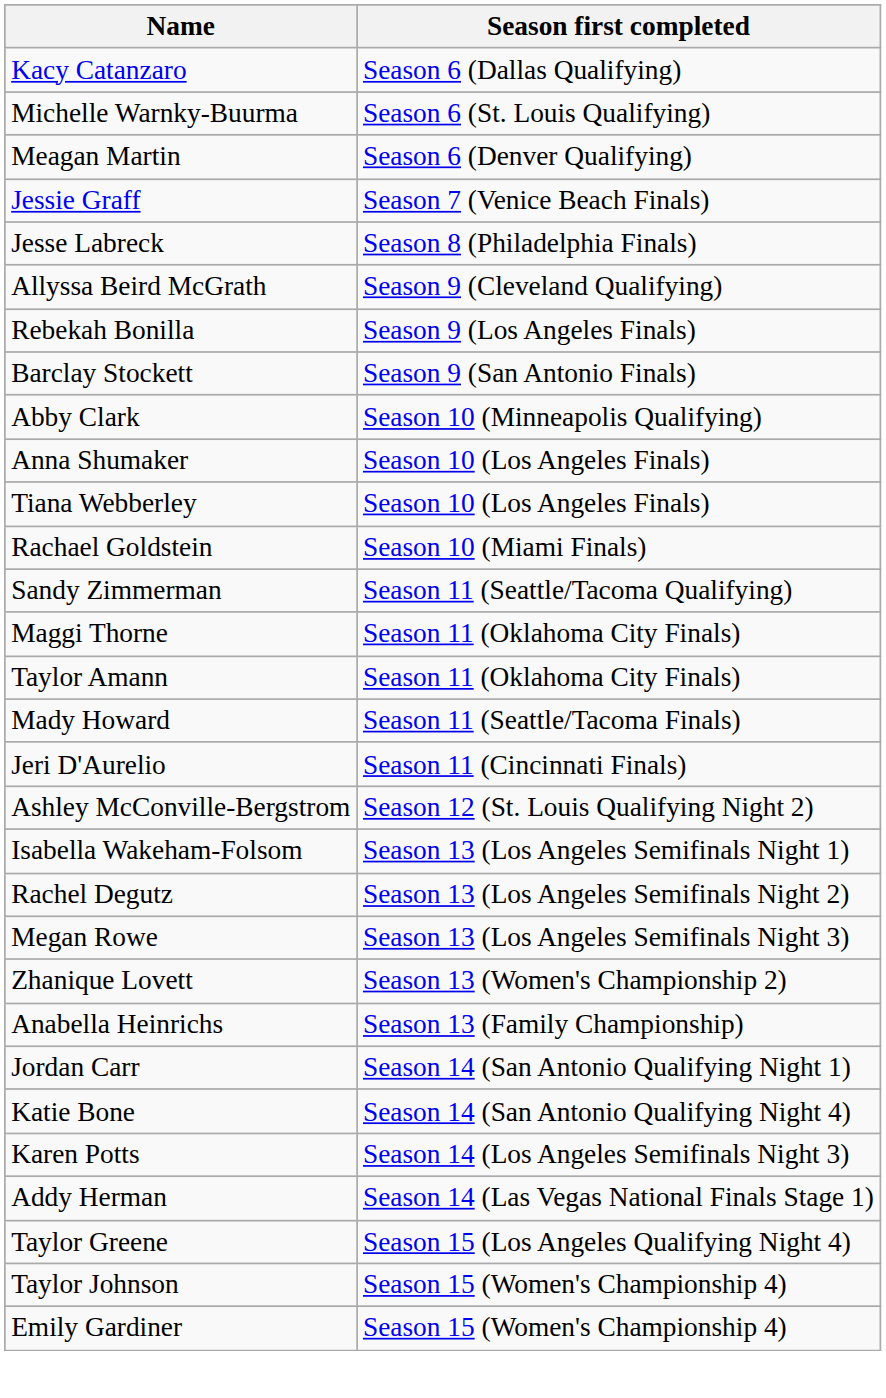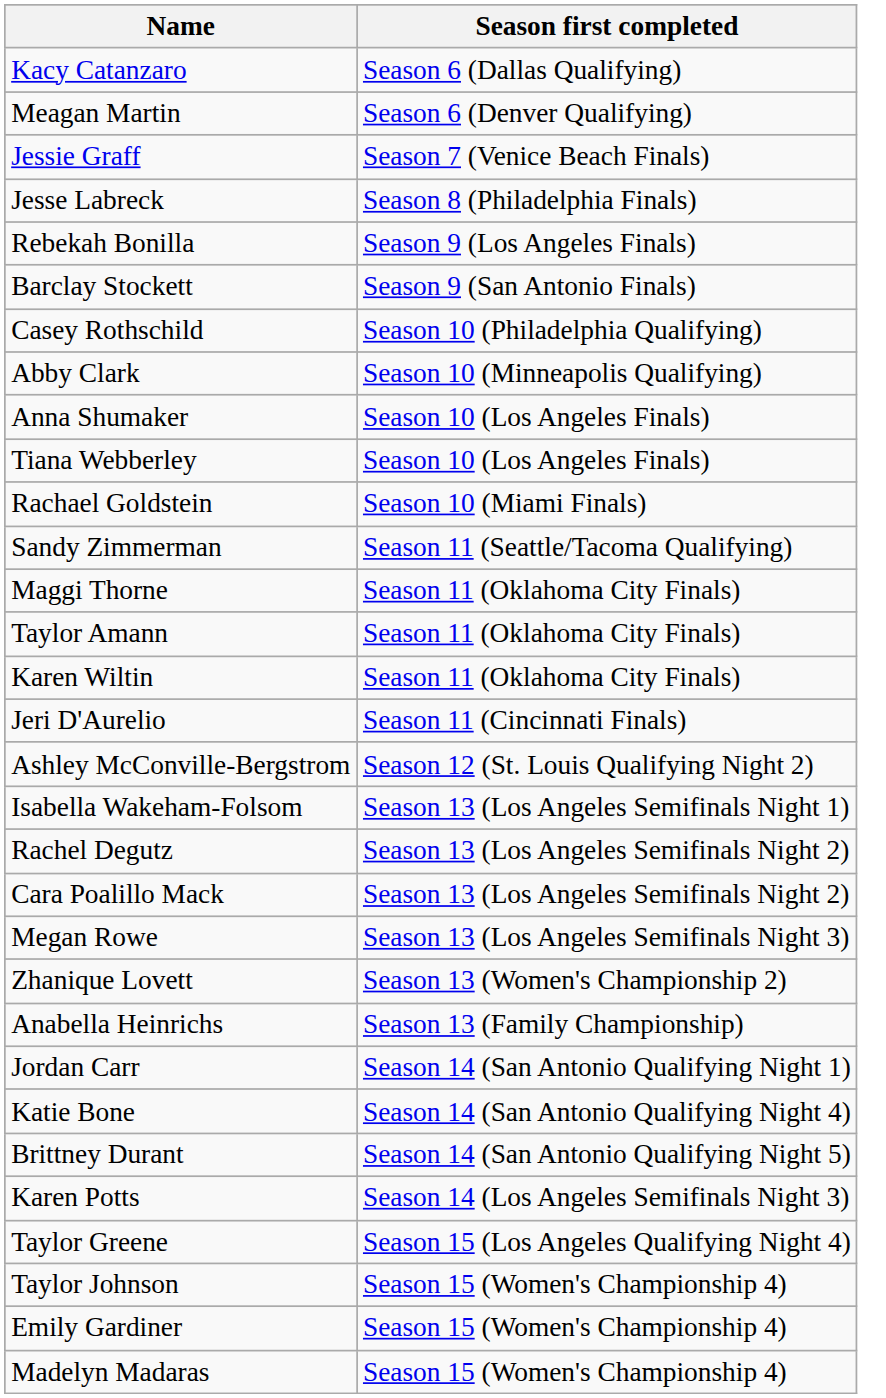- row: (155, 112)
- row: (139, 286)
+ row: (107, 329)
+ row: (82, 677)
- row: (91, 720)
+ row: (118, 894)
+ row: (97, 1154)
- row: (89, 1197)
+ row: (110, 1371)
